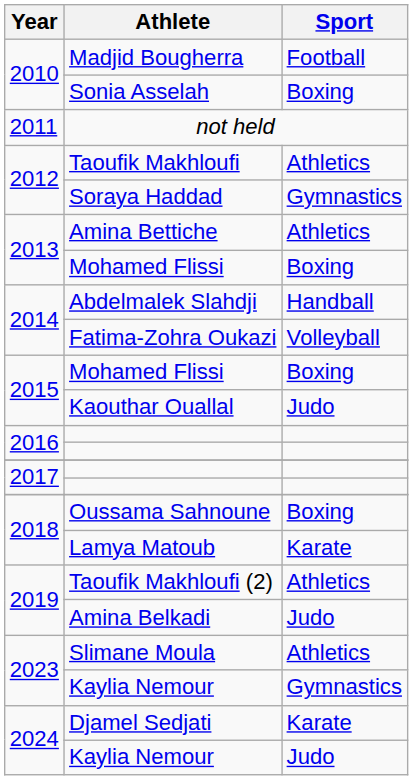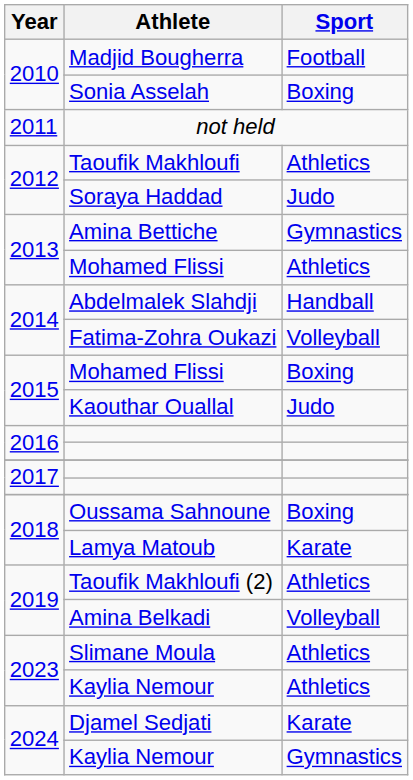(344, 197) Gymnastics -> (311, 197) Judo
(328, 232) Athletics -> (344, 232) Gymnastics
(320, 267) Boxing -> (328, 267) Athletics
(311, 617) Judo -> (333, 617) Volleyball
(344, 687) Gymnastics -> (328, 687) Athletics
(311, 757) Judo -> (344, 757) Gymnastics
